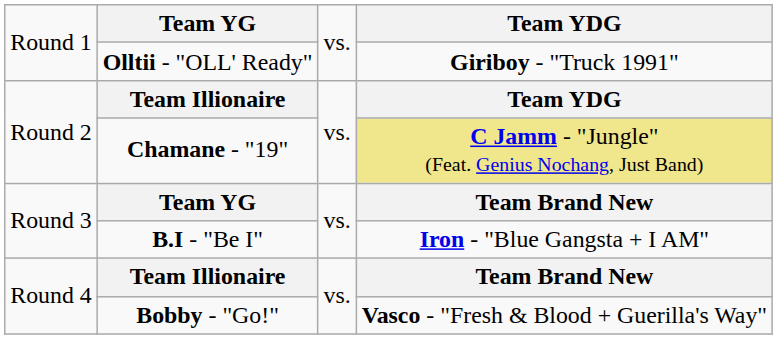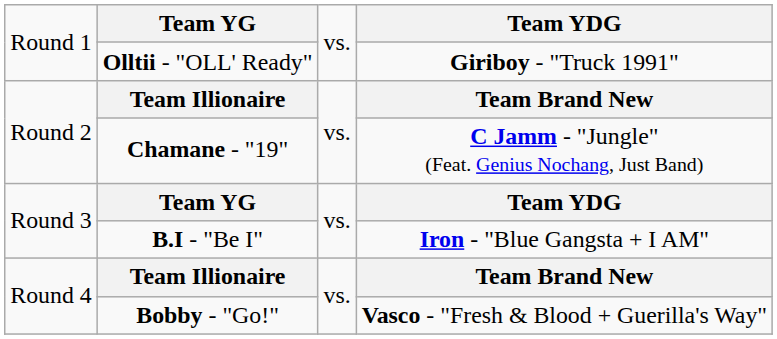(564, 99) Team YDG -> (564, 99) Team Brand New
(564, 150) khaki background -> (564, 150) no background
(564, 201) Team Brand New -> (564, 201) Team YDG
